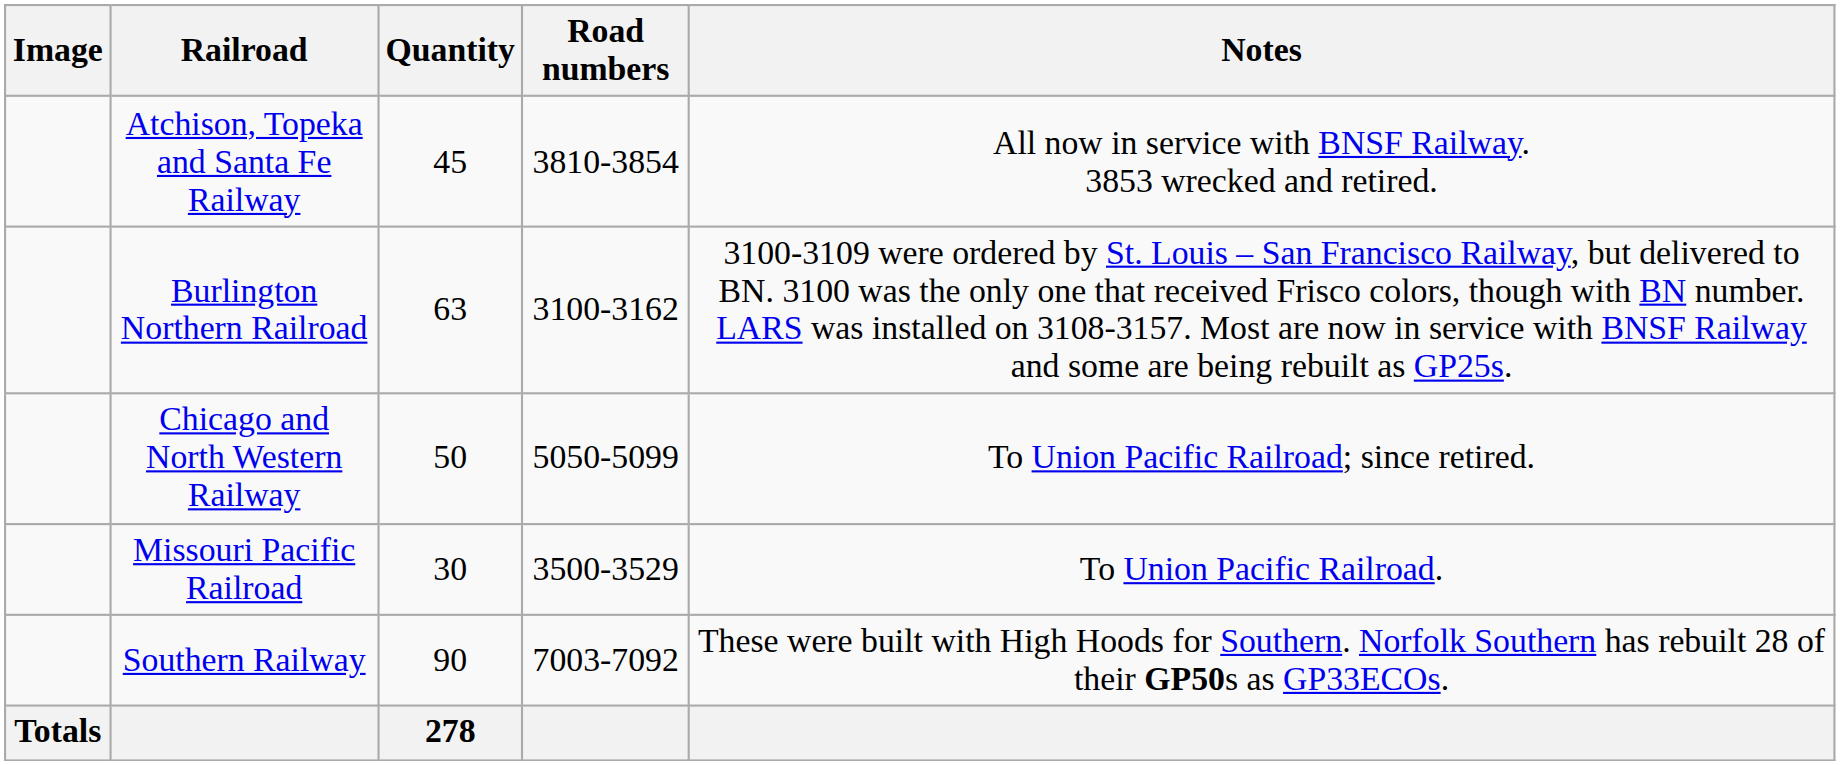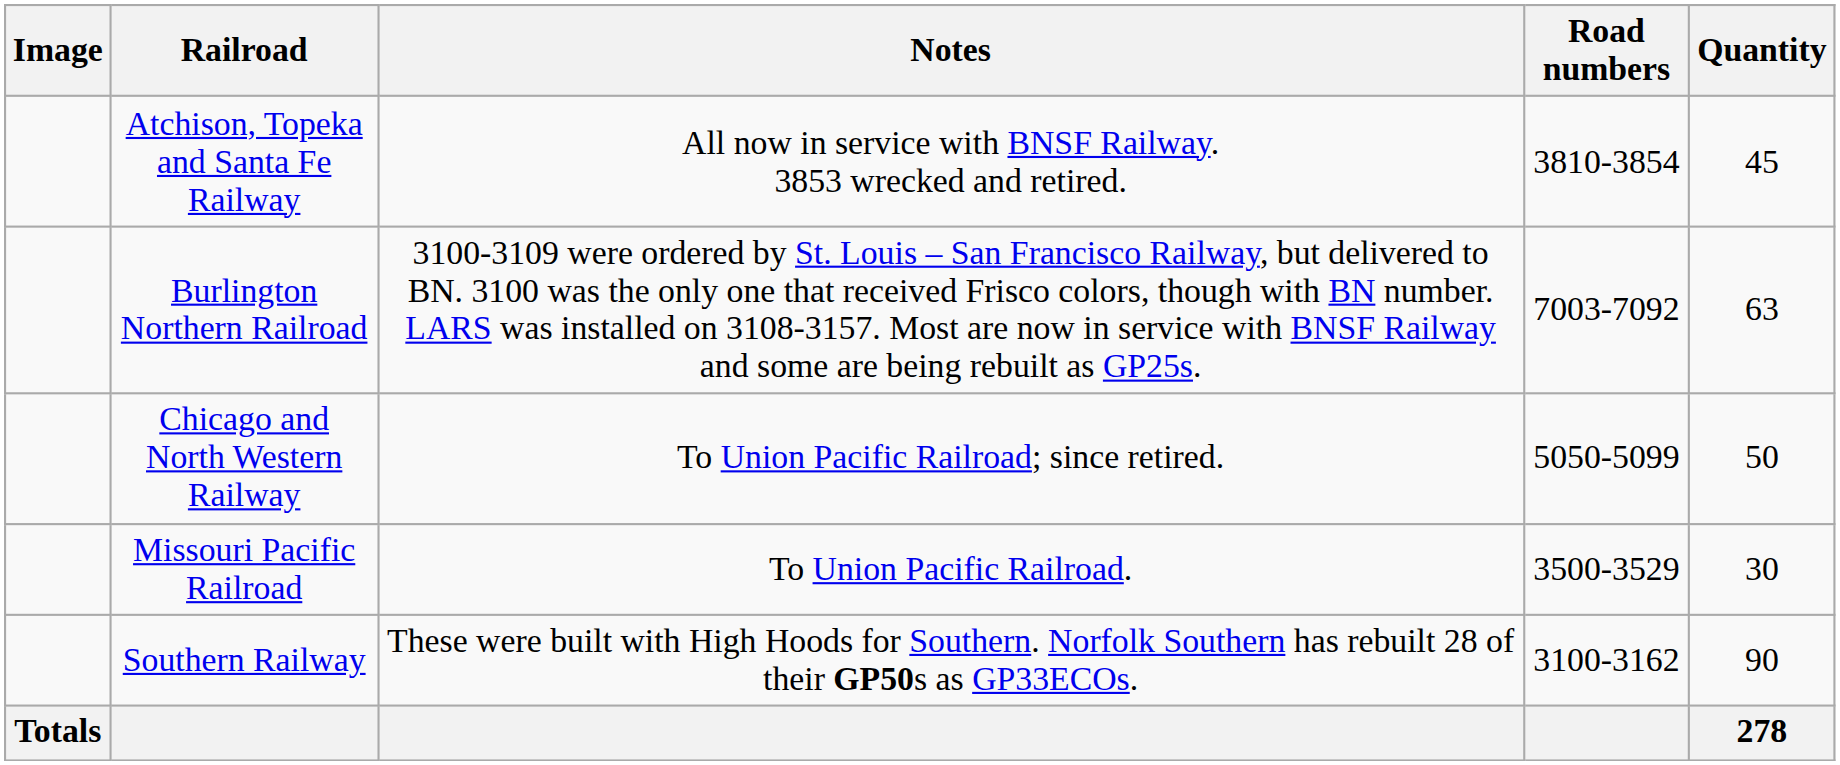columns swapped: (450, 50) <-> (1261, 50)
(606, 309) 3100-3162 -> (1606, 309) 7003-7092
(606, 659) 7003-7092 -> (1606, 659) 3100-3162
